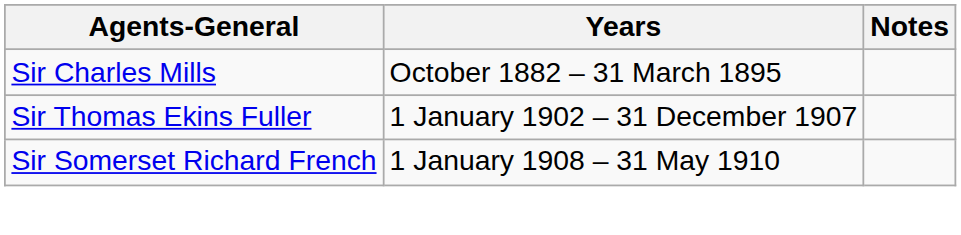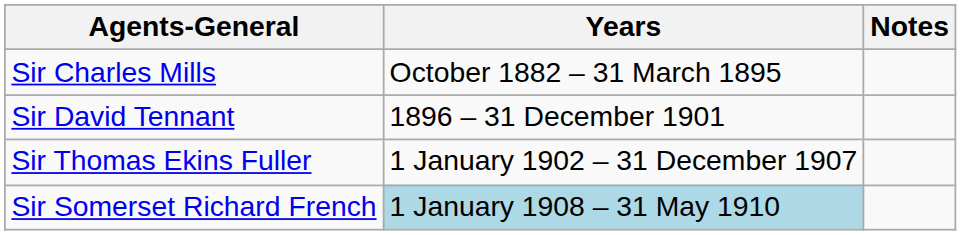+ row: (123, 116)
(585, 161) no background -> (585, 206) lightblue background
